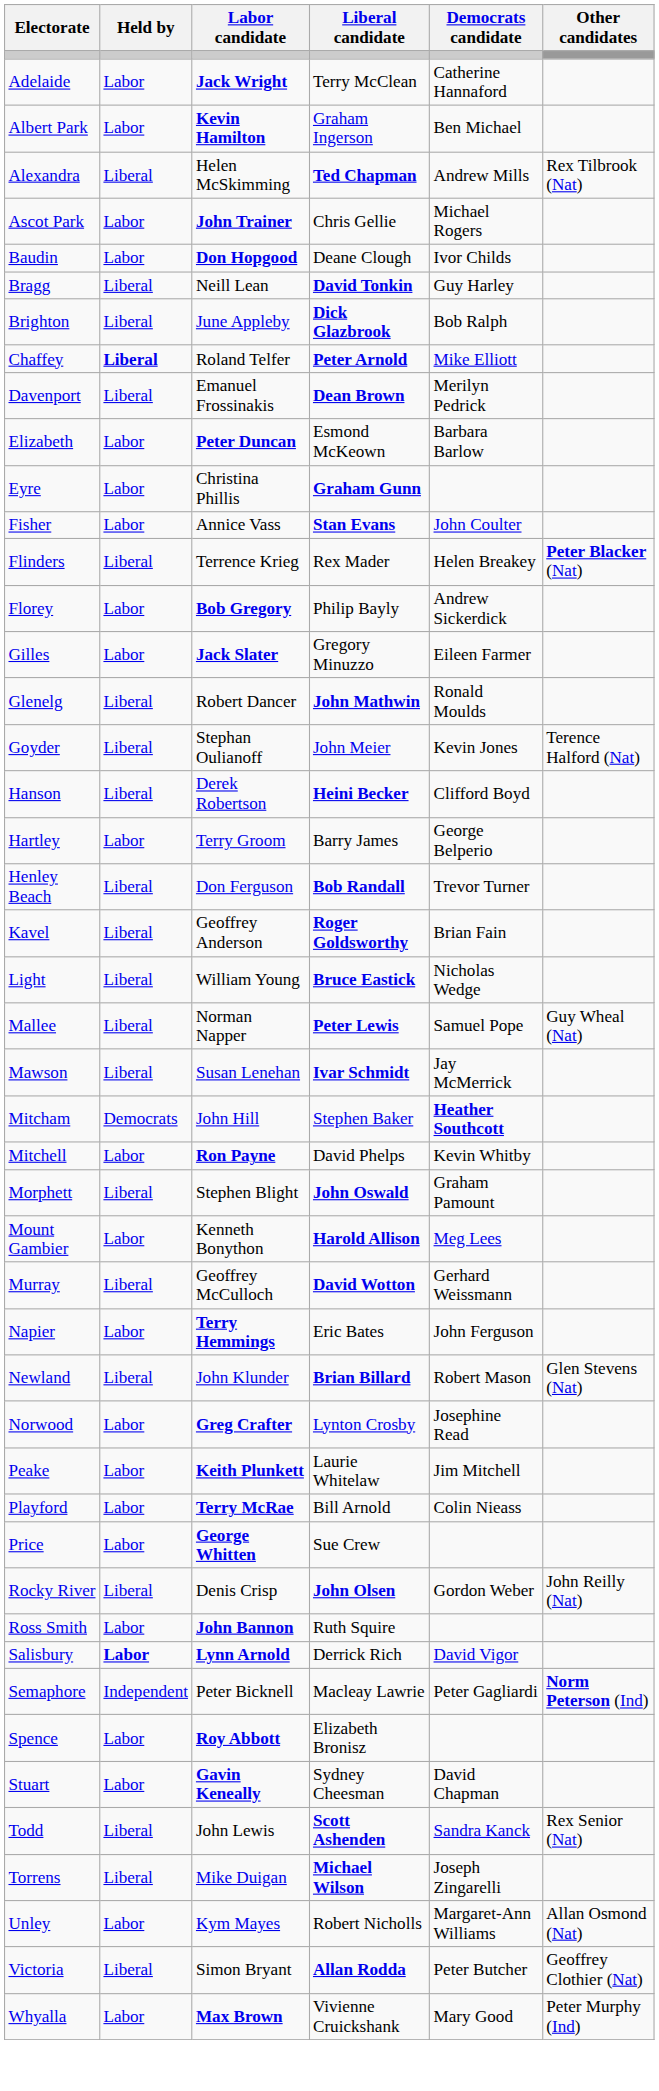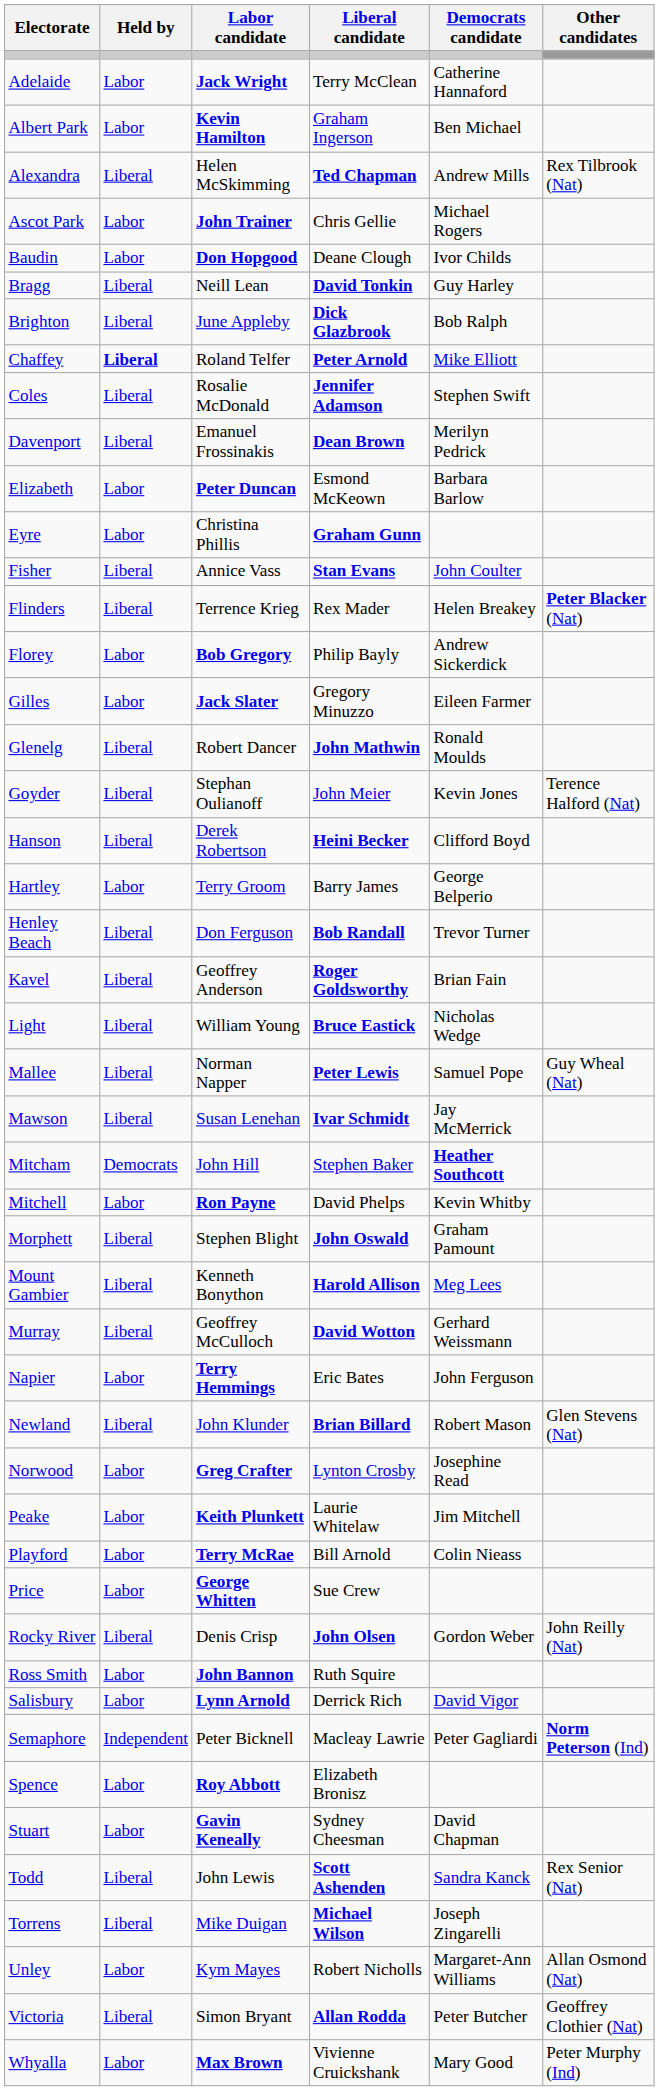+ row: (28, 395)
(124, 525) Labor -> (128, 571) Liberal
(124, 1238) Labor -> (128, 1285) Liberal
(126, 1654) bold -> (124, 1701) normal
